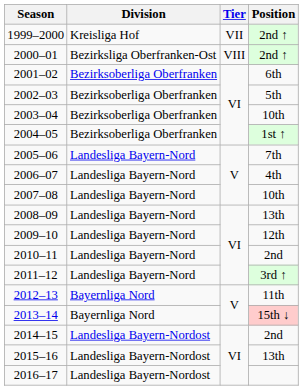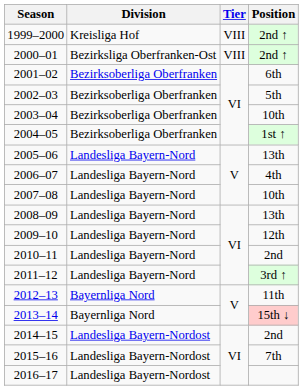(234, 34) VII -> (234, 34) VIII
(273, 154) 7th -> (273, 154) 13th
(273, 355) 13th -> (273, 355) 7th
